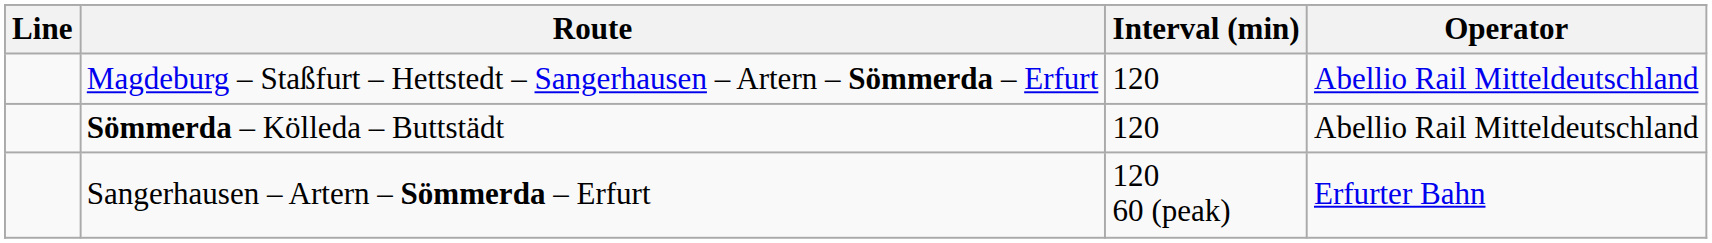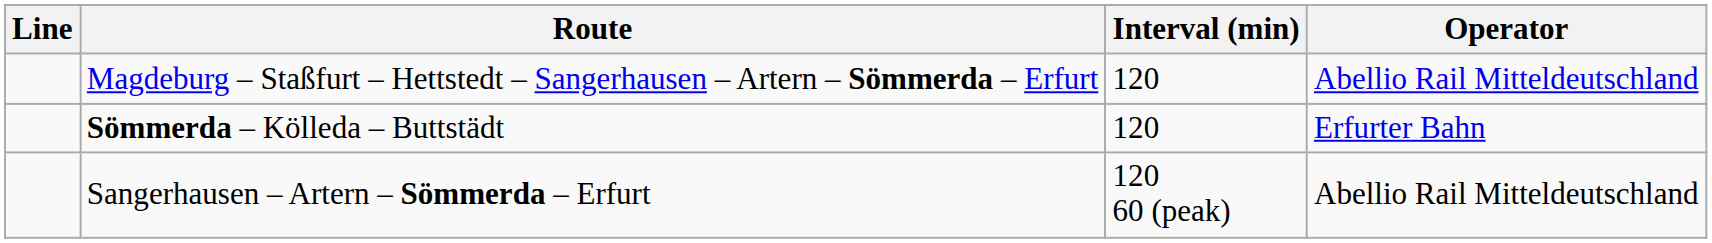(1506, 127) Abellio Rail Mitteldeutschland -> (1400, 127) Erfurter Bahn
(1400, 194) Erfurter Bahn -> (1506, 194) Abellio Rail Mitteldeutschland
